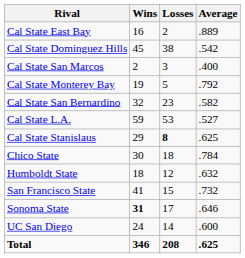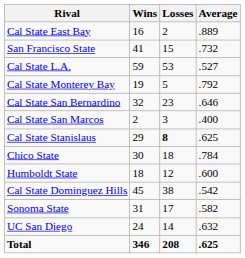rows swapped: (67, 48) <-> (51, 191)
rows swapped: (39, 119) <-> (55, 66)
(208, 102) .582 -> (208, 102) .646
(208, 173) .632 -> (208, 173) .600
(138, 208) bold -> (138, 208) normal
(208, 208) .646 -> (208, 208) .582
(208, 226) .600 -> (208, 226) .632
